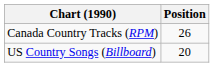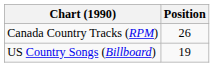(185, 52) 20 -> (185, 52) 19
